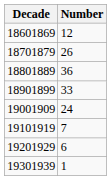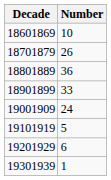(67, 33) 12 -> (67, 33) 10
(64, 128) 7 -> (64, 128) 5
